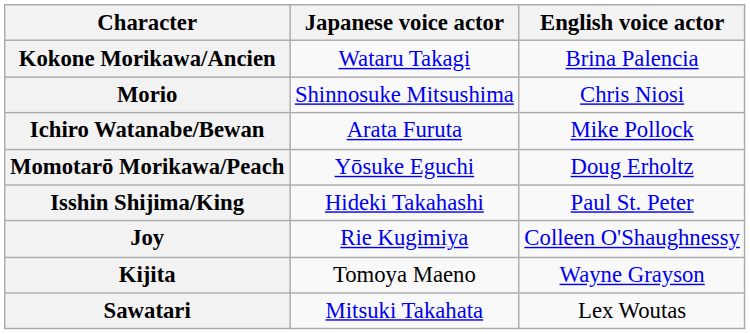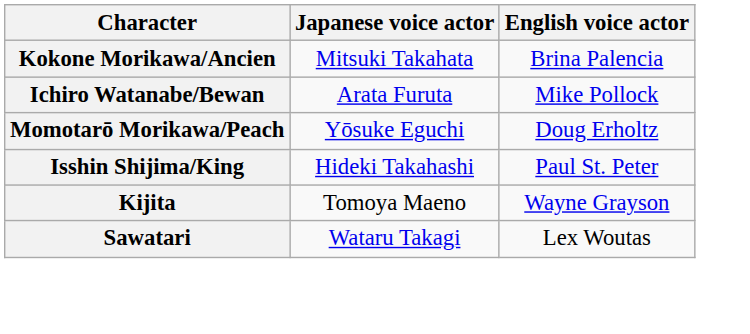(404, 58) Wataru Takagi -> (395, 58) Mitsuki Takahata
- row: (147, 94)
- row: (147, 238)
(404, 310) Mitsuki Takahata -> (395, 238) Wataru Takagi
